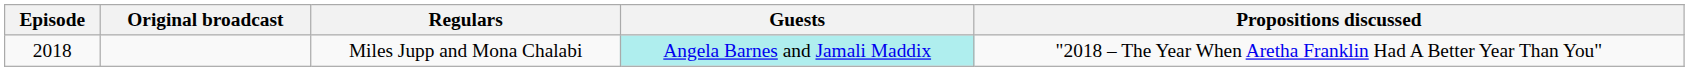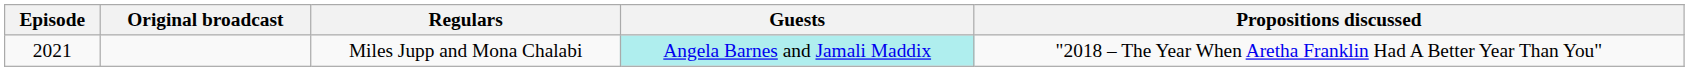(52, 50) 2018 -> (52, 50) 2021
